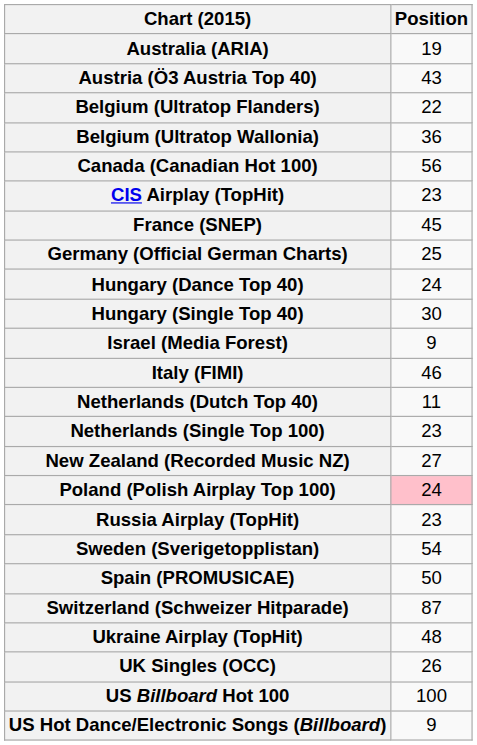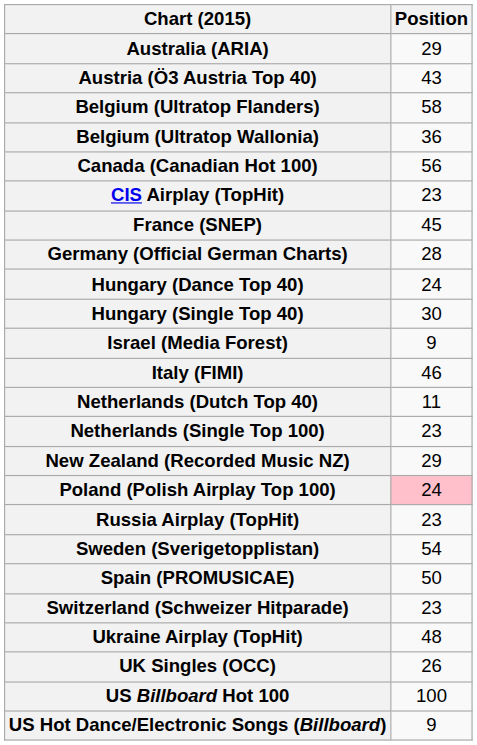(431, 48) 19 -> (431, 48) 29
(431, 107) 22 -> (431, 107) 58
(431, 254) 25 -> (431, 254) 28
(431, 460) 27 -> (431, 460) 29
(431, 607) 87 -> (431, 607) 23
